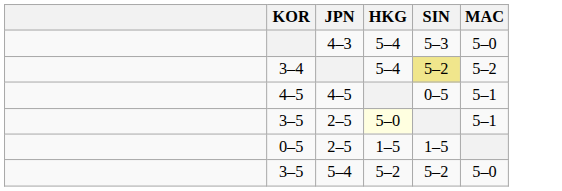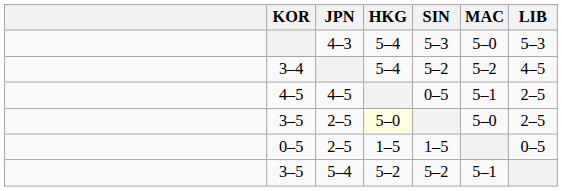+ column: (533, 17)
(436, 69) khaki background -> (436, 69) no background
(484, 120) 5–1 -> (484, 120) 5–0
(484, 172) 5–0 -> (484, 172) 5–1
